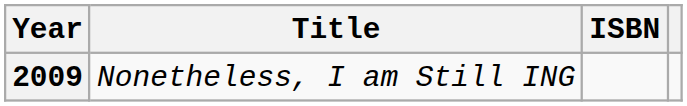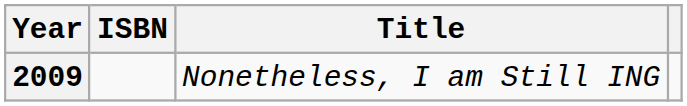columns swapped: (336, 29) <-> (625, 29)
